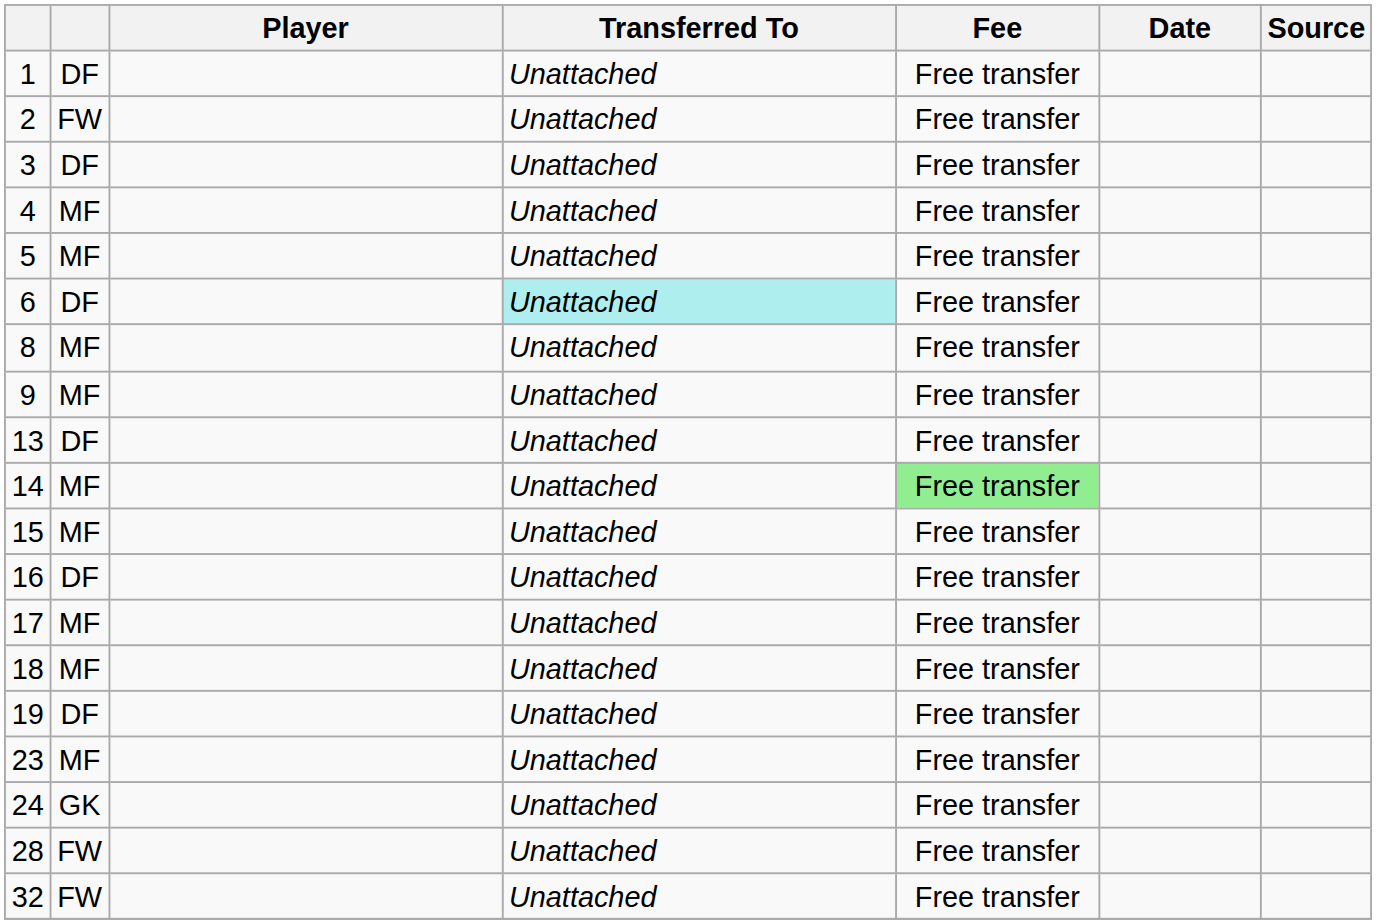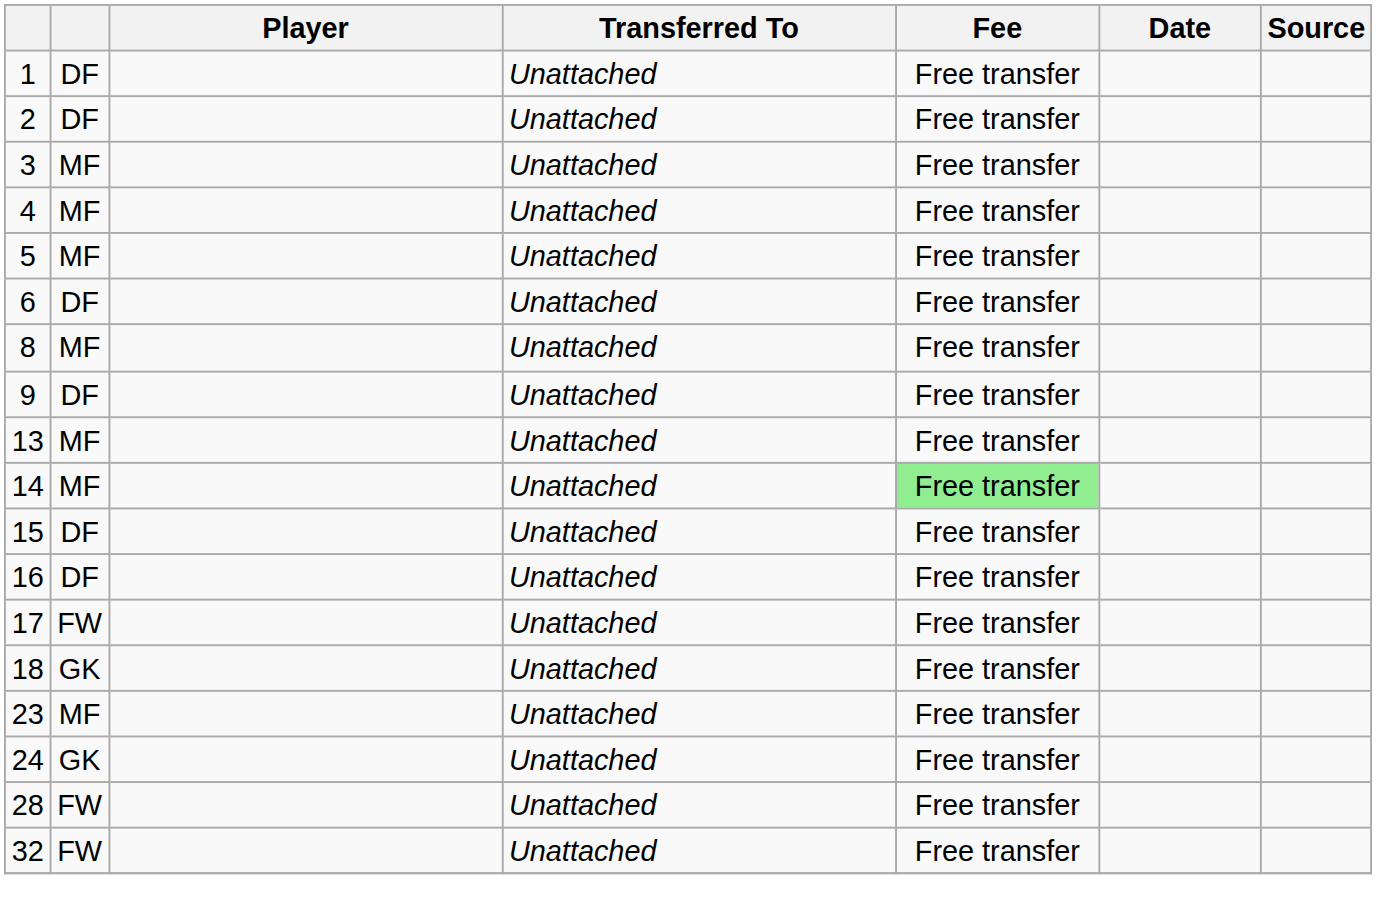(80, 119) FW -> (80, 119) DF
(80, 165) DF -> (80, 165) MF
(583, 302) paleturquoise background -> (583, 302) no background
(80, 394) MF -> (80, 394) DF
(80, 439) DF -> (80, 439) MF
(80, 531) MF -> (80, 531) DF
(80, 622) MF -> (80, 622) FW
(80, 668) MF -> (80, 668) GK
- row: (28, 714)
